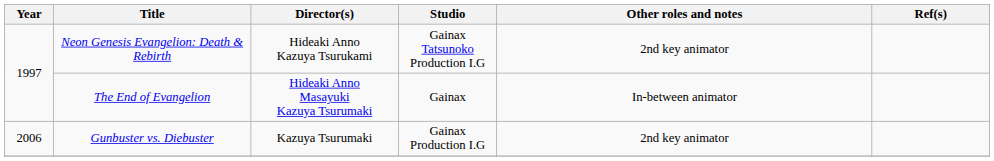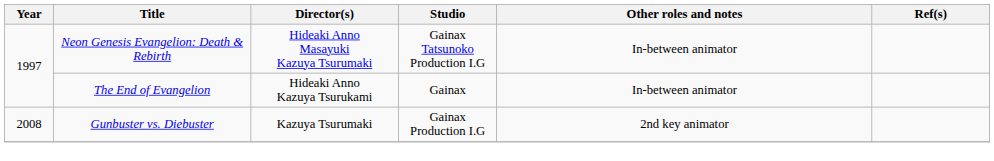(325, 48) Hideaki Anno Kazuya Tsurukami -> (325, 48) Hideaki Anno Masayuki Kazuya Tsurumaki
(684, 48) 2nd key animator -> (684, 48) In-between animator
(325, 97) Hideaki Anno Masayuki Kazuya Tsurumaki -> (325, 90) Hideaki Anno Kazuya Tsurukami
(29, 138) 2006 -> (29, 124) 2008
